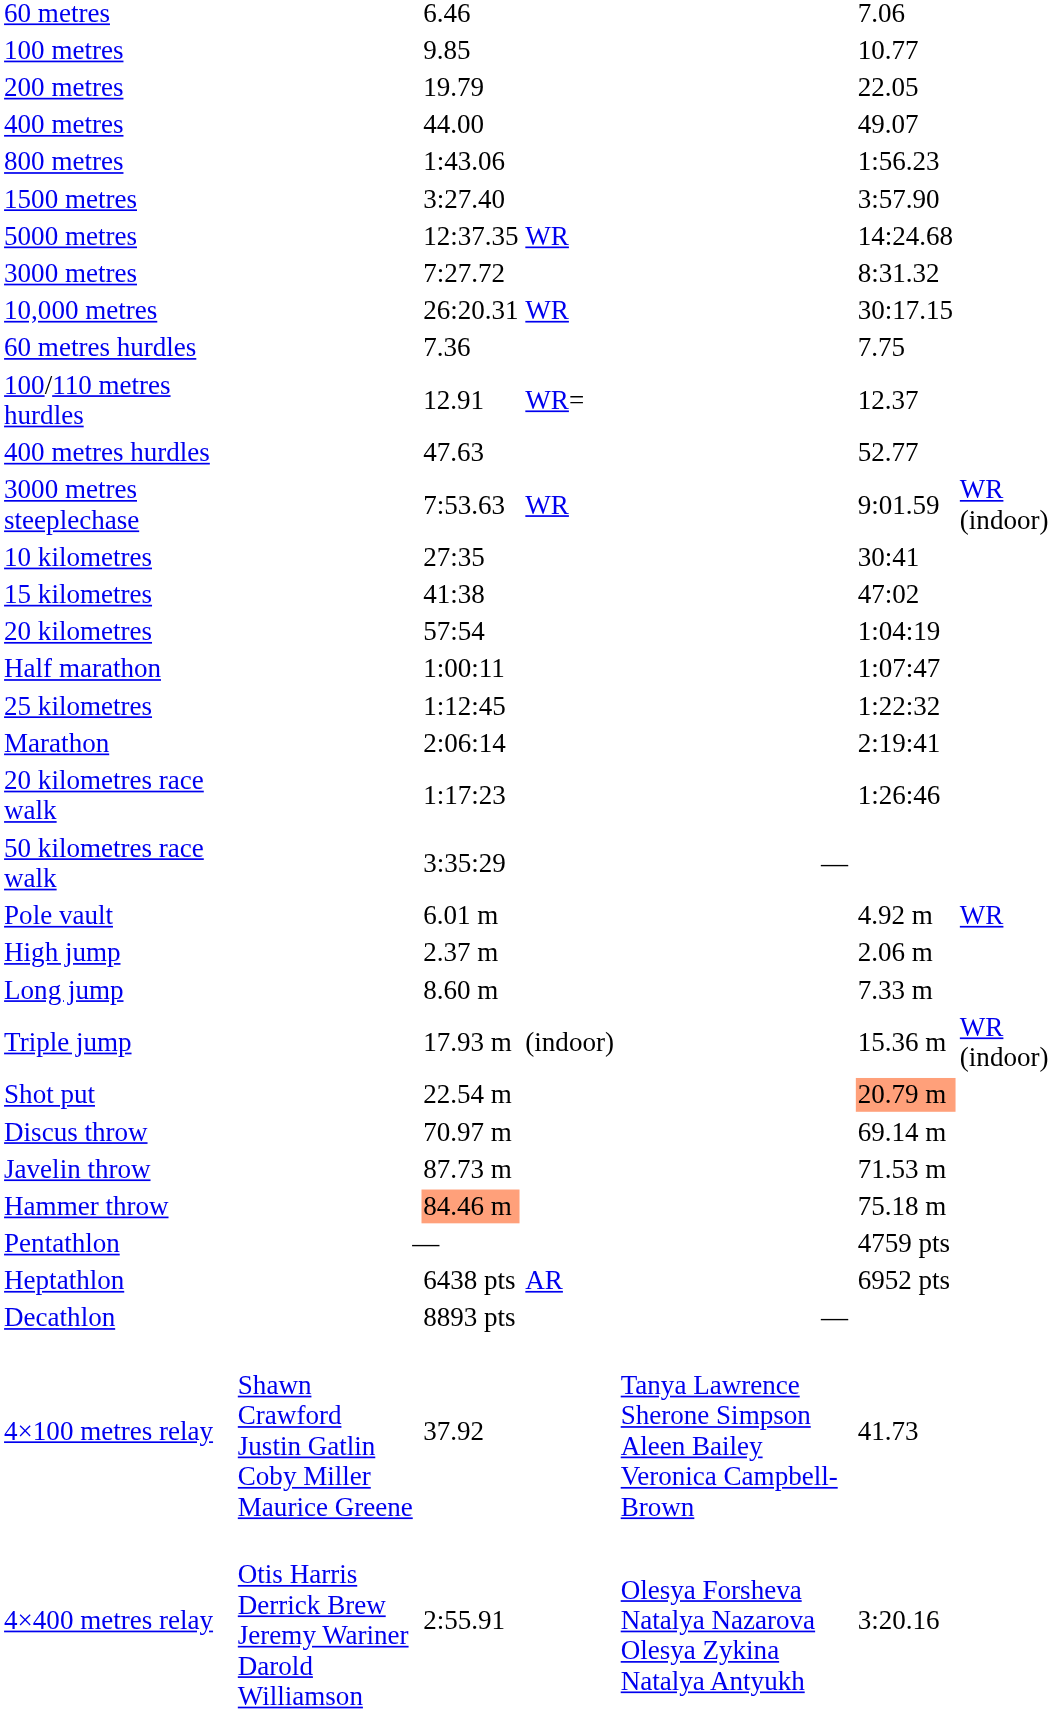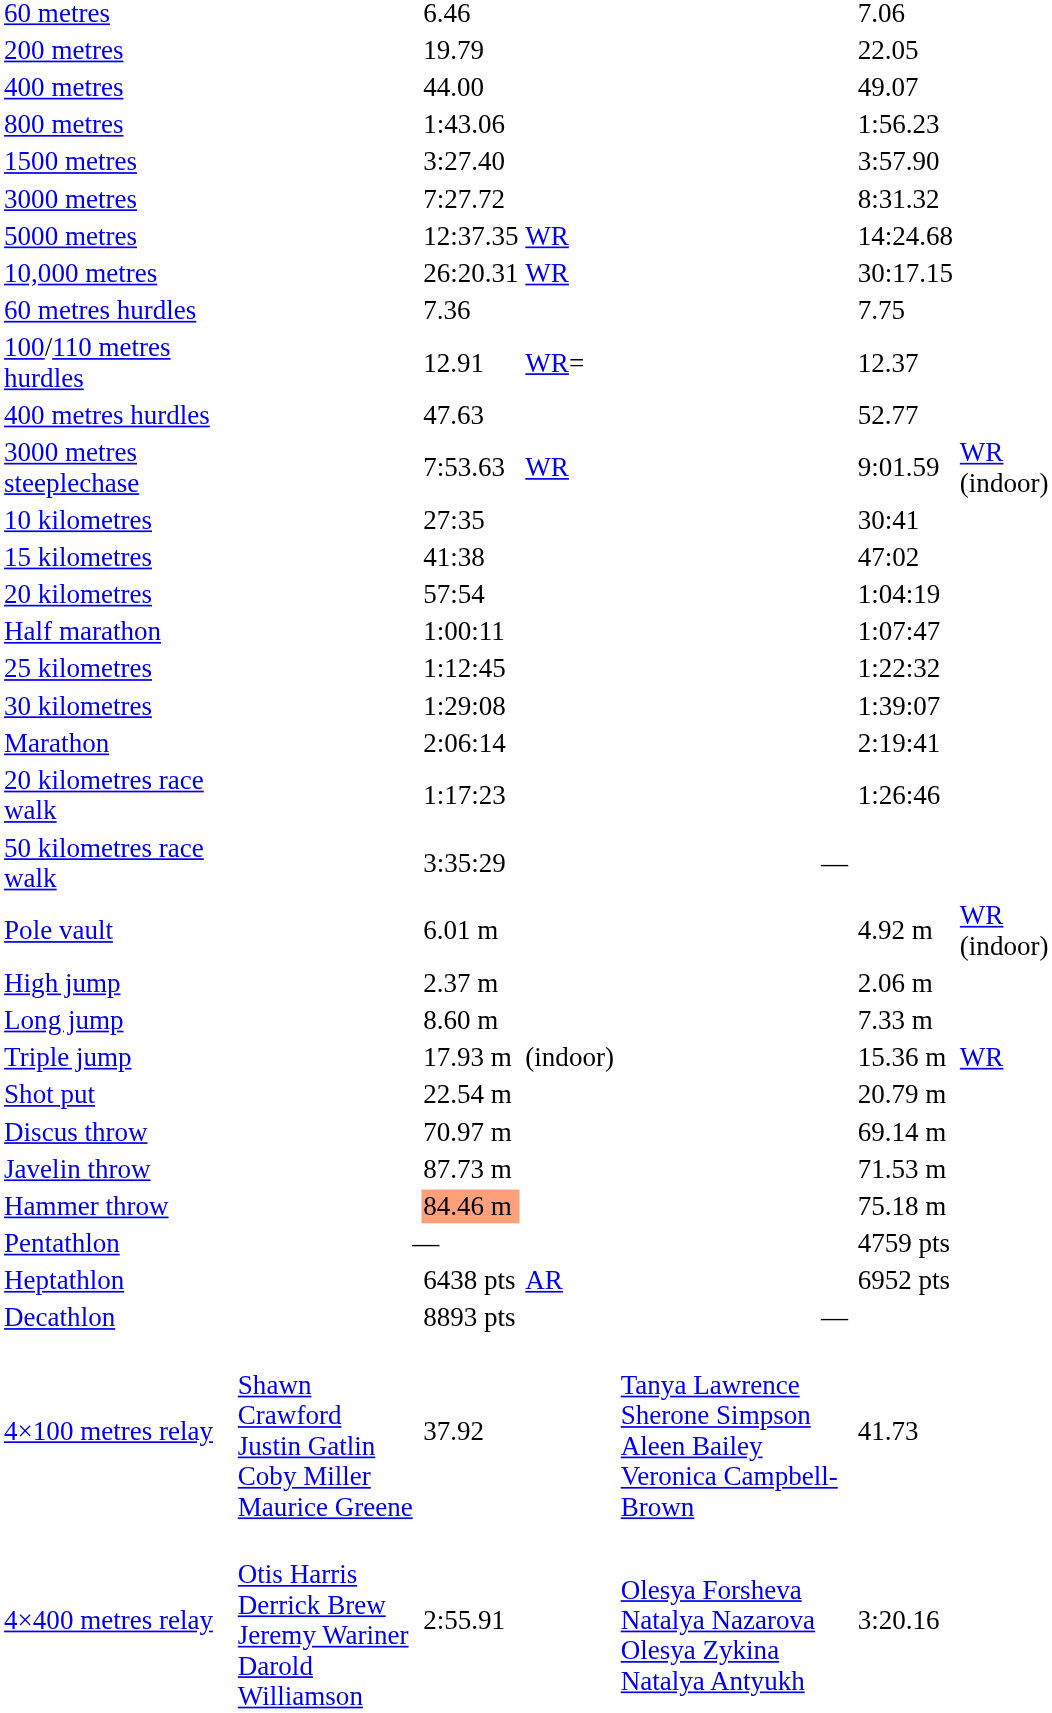- row: (64, 50)
rows swapped: (71, 273) <-> (71, 236)
+ row: (78, 705)
(982, 915) WR -> (1004, 930) WR (indoor)
(1004, 1042) WR (indoor) -> (982, 1057) WR
(902, 1094) lightsalmon background -> (902, 1094) no background
